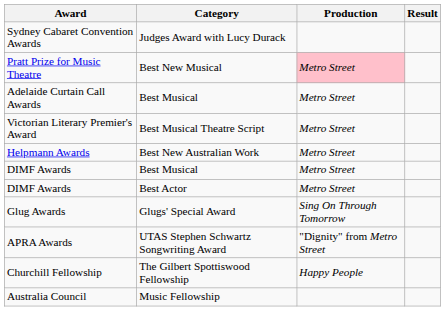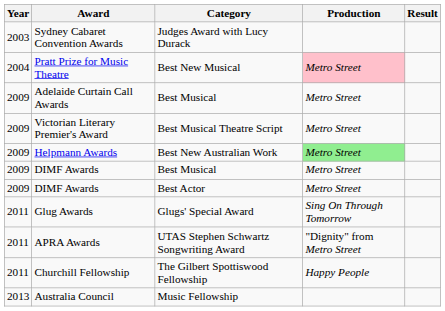+ column: (18, 13)
(327, 152) no background -> (333, 152) lightgreen background
